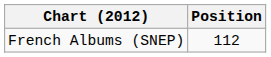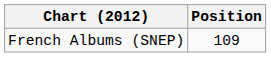(227, 40) 112 -> (227, 40) 109
